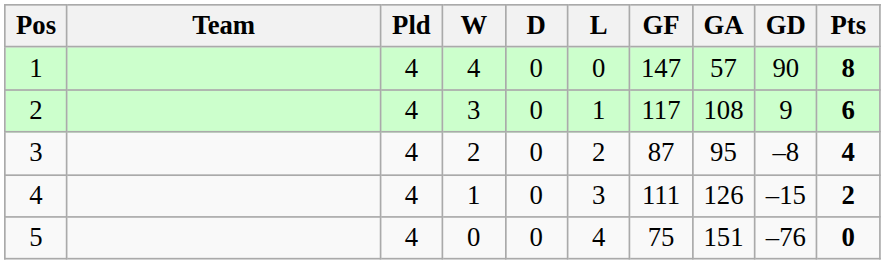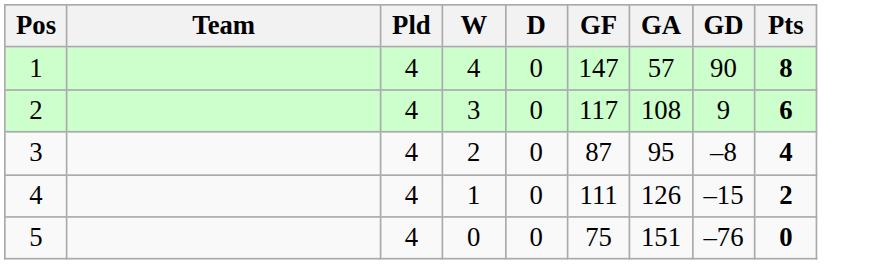- column: (599, 25)
